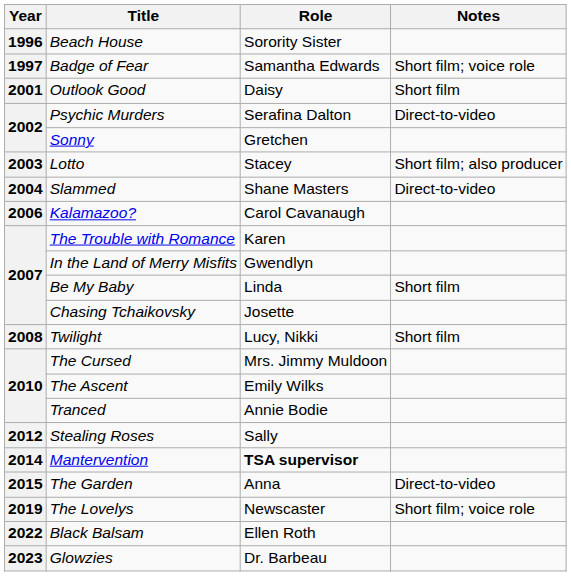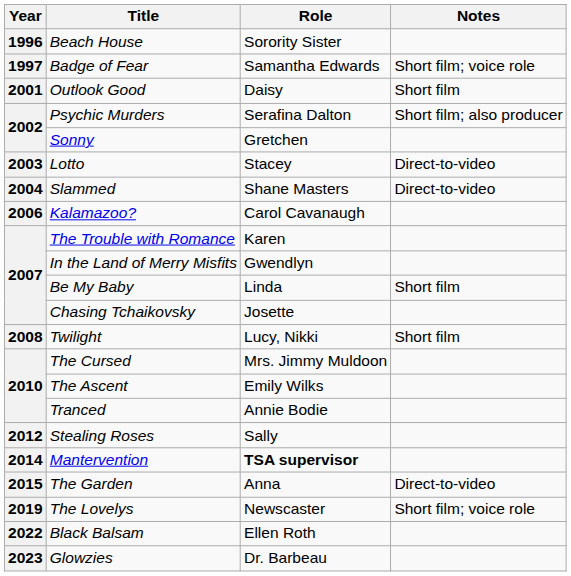(445, 115) Direct-to-video -> (478, 115) Short film; also producer
(478, 164) Short film; also producer -> (445, 164) Direct-to-video
